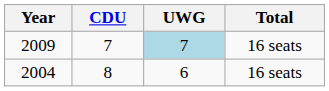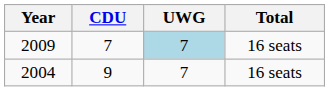(108, 72) 8 -> (108, 72) 9
(184, 72) 6 -> (184, 72) 7
